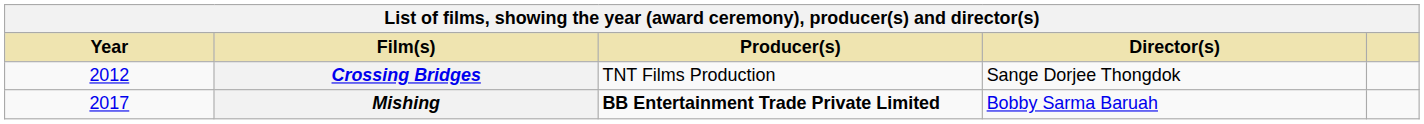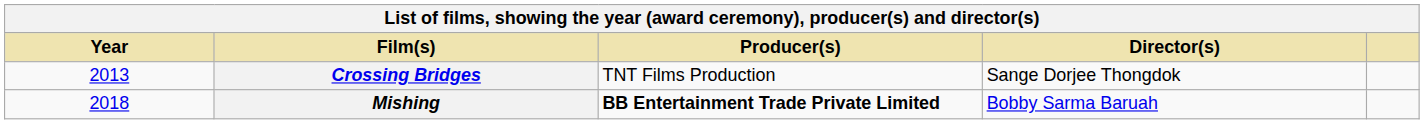(109, 75) 2012 -> (109, 75) 2013
(109, 103) 2017 -> (109, 103) 2018
